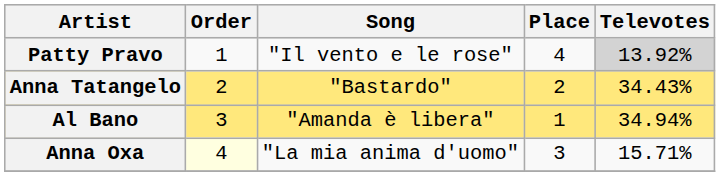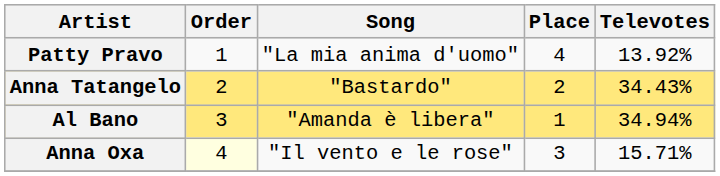(390, 55) "Il vento e le rose" -> (390, 55) "La mia anima d'uomo"
(655, 55) lightgrey background -> (655, 55) no background
(390, 154) "La mia anima d'uomo" -> (390, 154) "Il vento e le rose"
